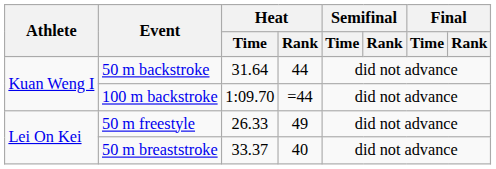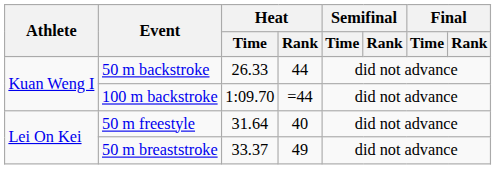(250, 70) 31.64 -> (250, 70) 26.33
(250, 124) 26.33 -> (250, 124) 31.64
(300, 124) 49 -> (300, 124) 40
(300, 151) 40 -> (300, 151) 49
